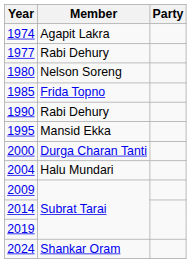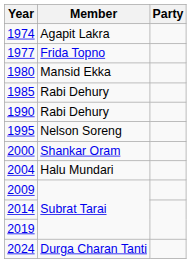(75, 53) Rabi Dehury -> (73, 53) Frida Topno
(81, 72) Nelson Soreng -> (76, 72) Mansid Ekka
(73, 92) Frida Topno -> (75, 92) Rabi Dehury
(76, 131) Mansid Ekka -> (81, 131) Nelson Soreng
(94, 151) Durga Charan Tanti -> (80, 151) Shankar Oram
(80, 248) Shankar Oram -> (94, 248) Durga Charan Tanti
